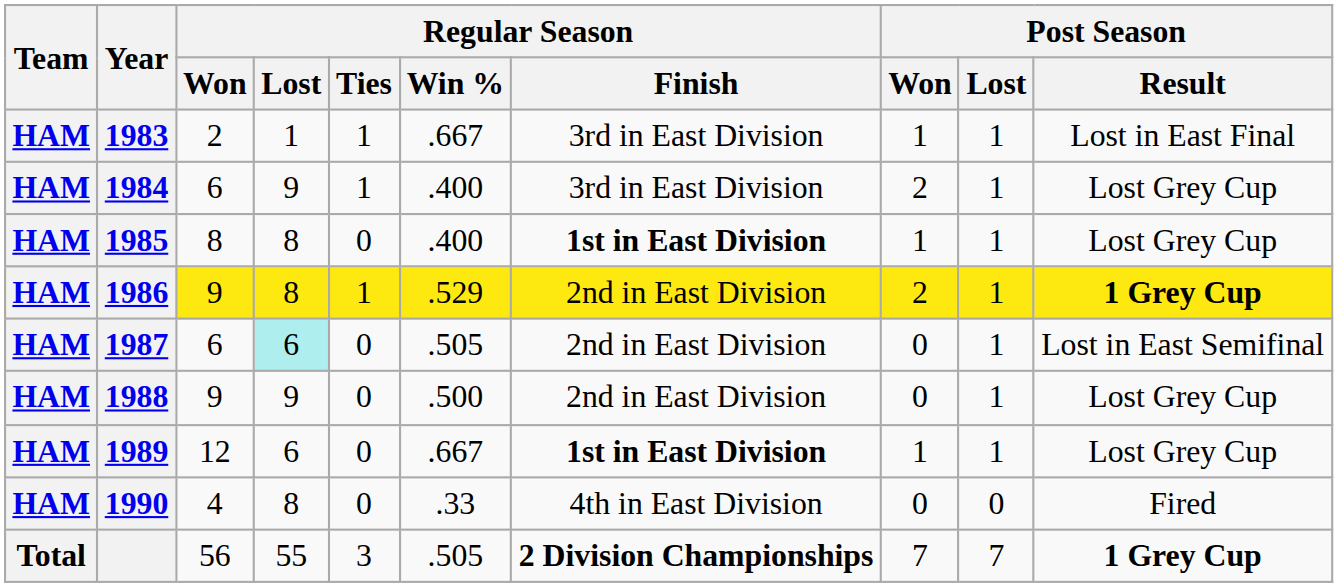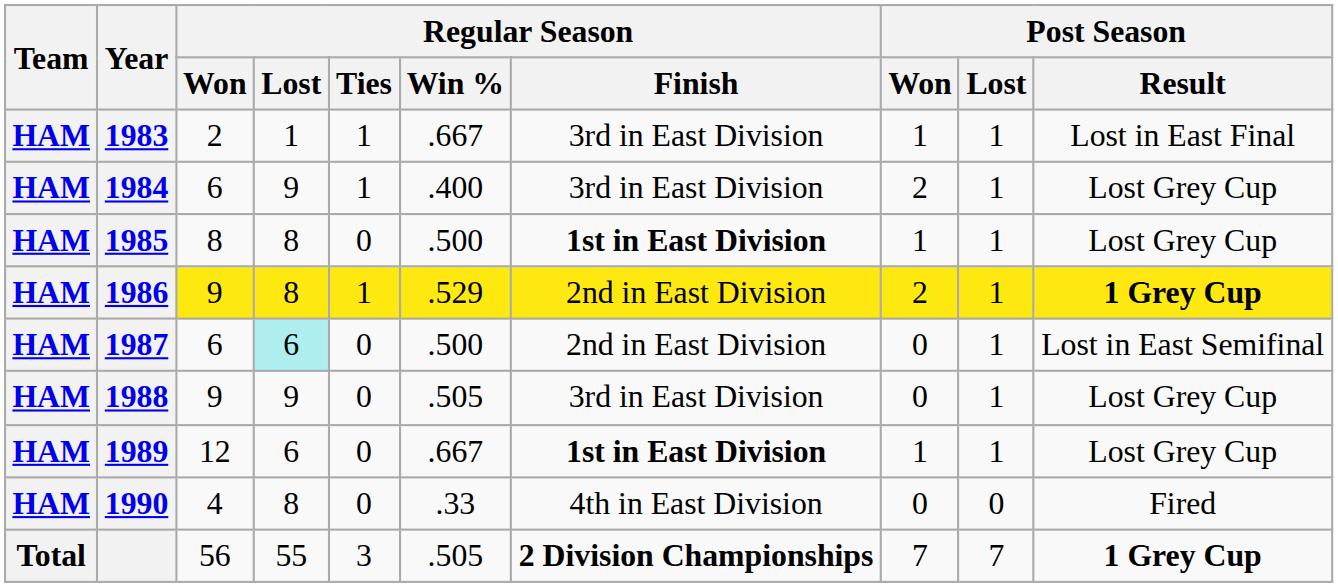(455, 240) .400 -> (455, 240) .500
(455, 345) .505 -> (455, 345) .500
(455, 397) .500 -> (455, 397) .505
(696, 397) 2nd in East Division -> (696, 397) 3rd in East Division
